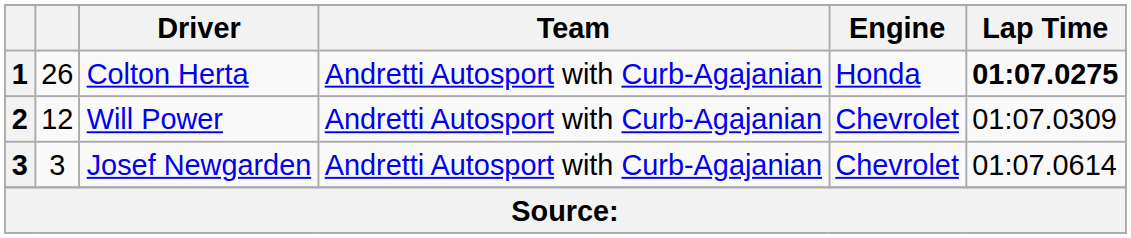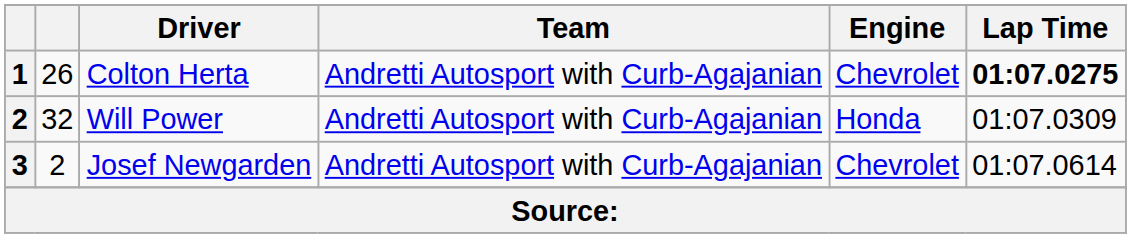(878, 74) Honda -> (897, 74) Chevrolet
(57, 119) 12 -> (57, 119) 32
(897, 119) Chevrolet -> (878, 119) Honda
(57, 165) 3 -> (57, 165) 2
